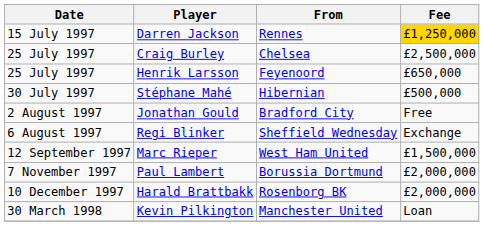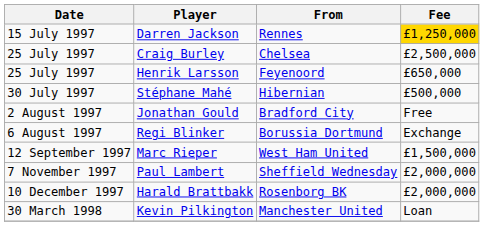(328, 133) Sheffield Wednesday -> (321, 133) Borussia Dortmund
(321, 172) Borussia Dortmund -> (328, 172) Sheffield Wednesday
